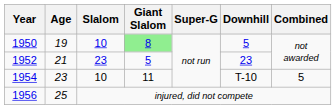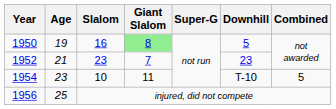(101, 43) 10 -> (101, 43) 16
(148, 60) 5 -> (148, 60) 7
